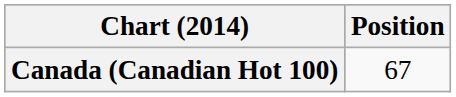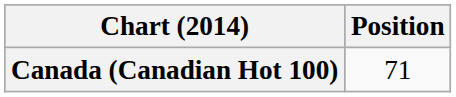(398, 69) 67 -> (398, 69) 71
